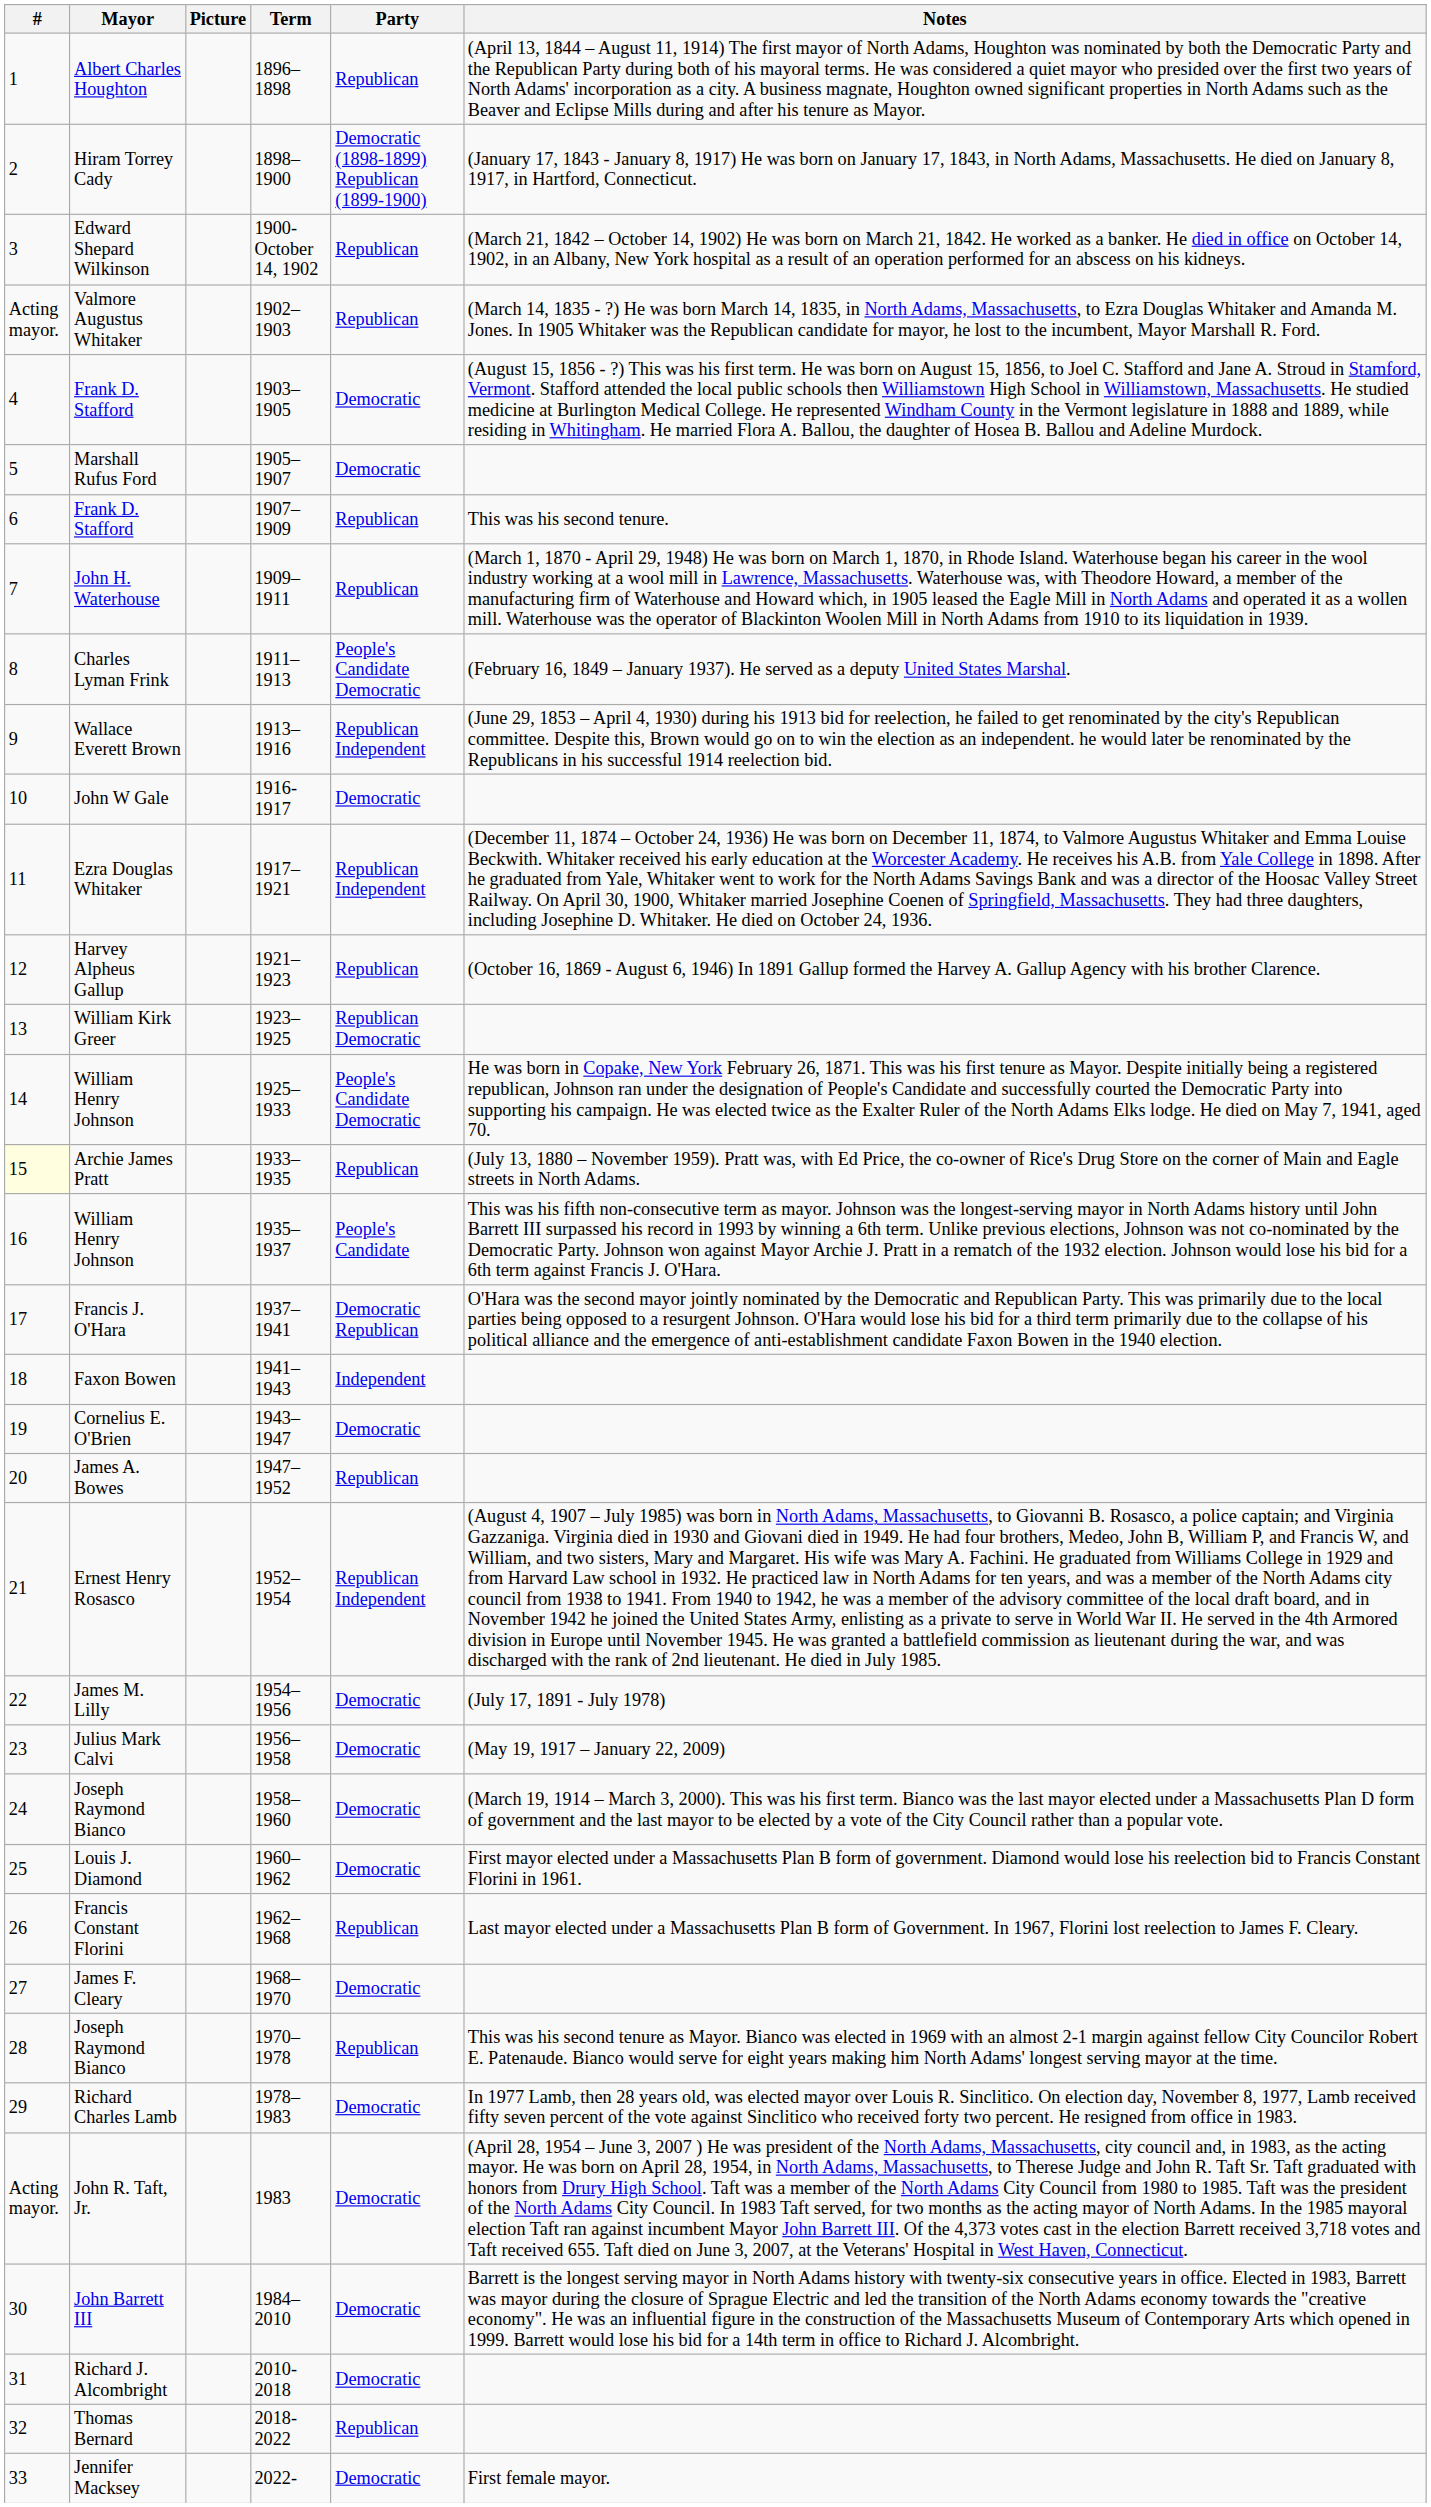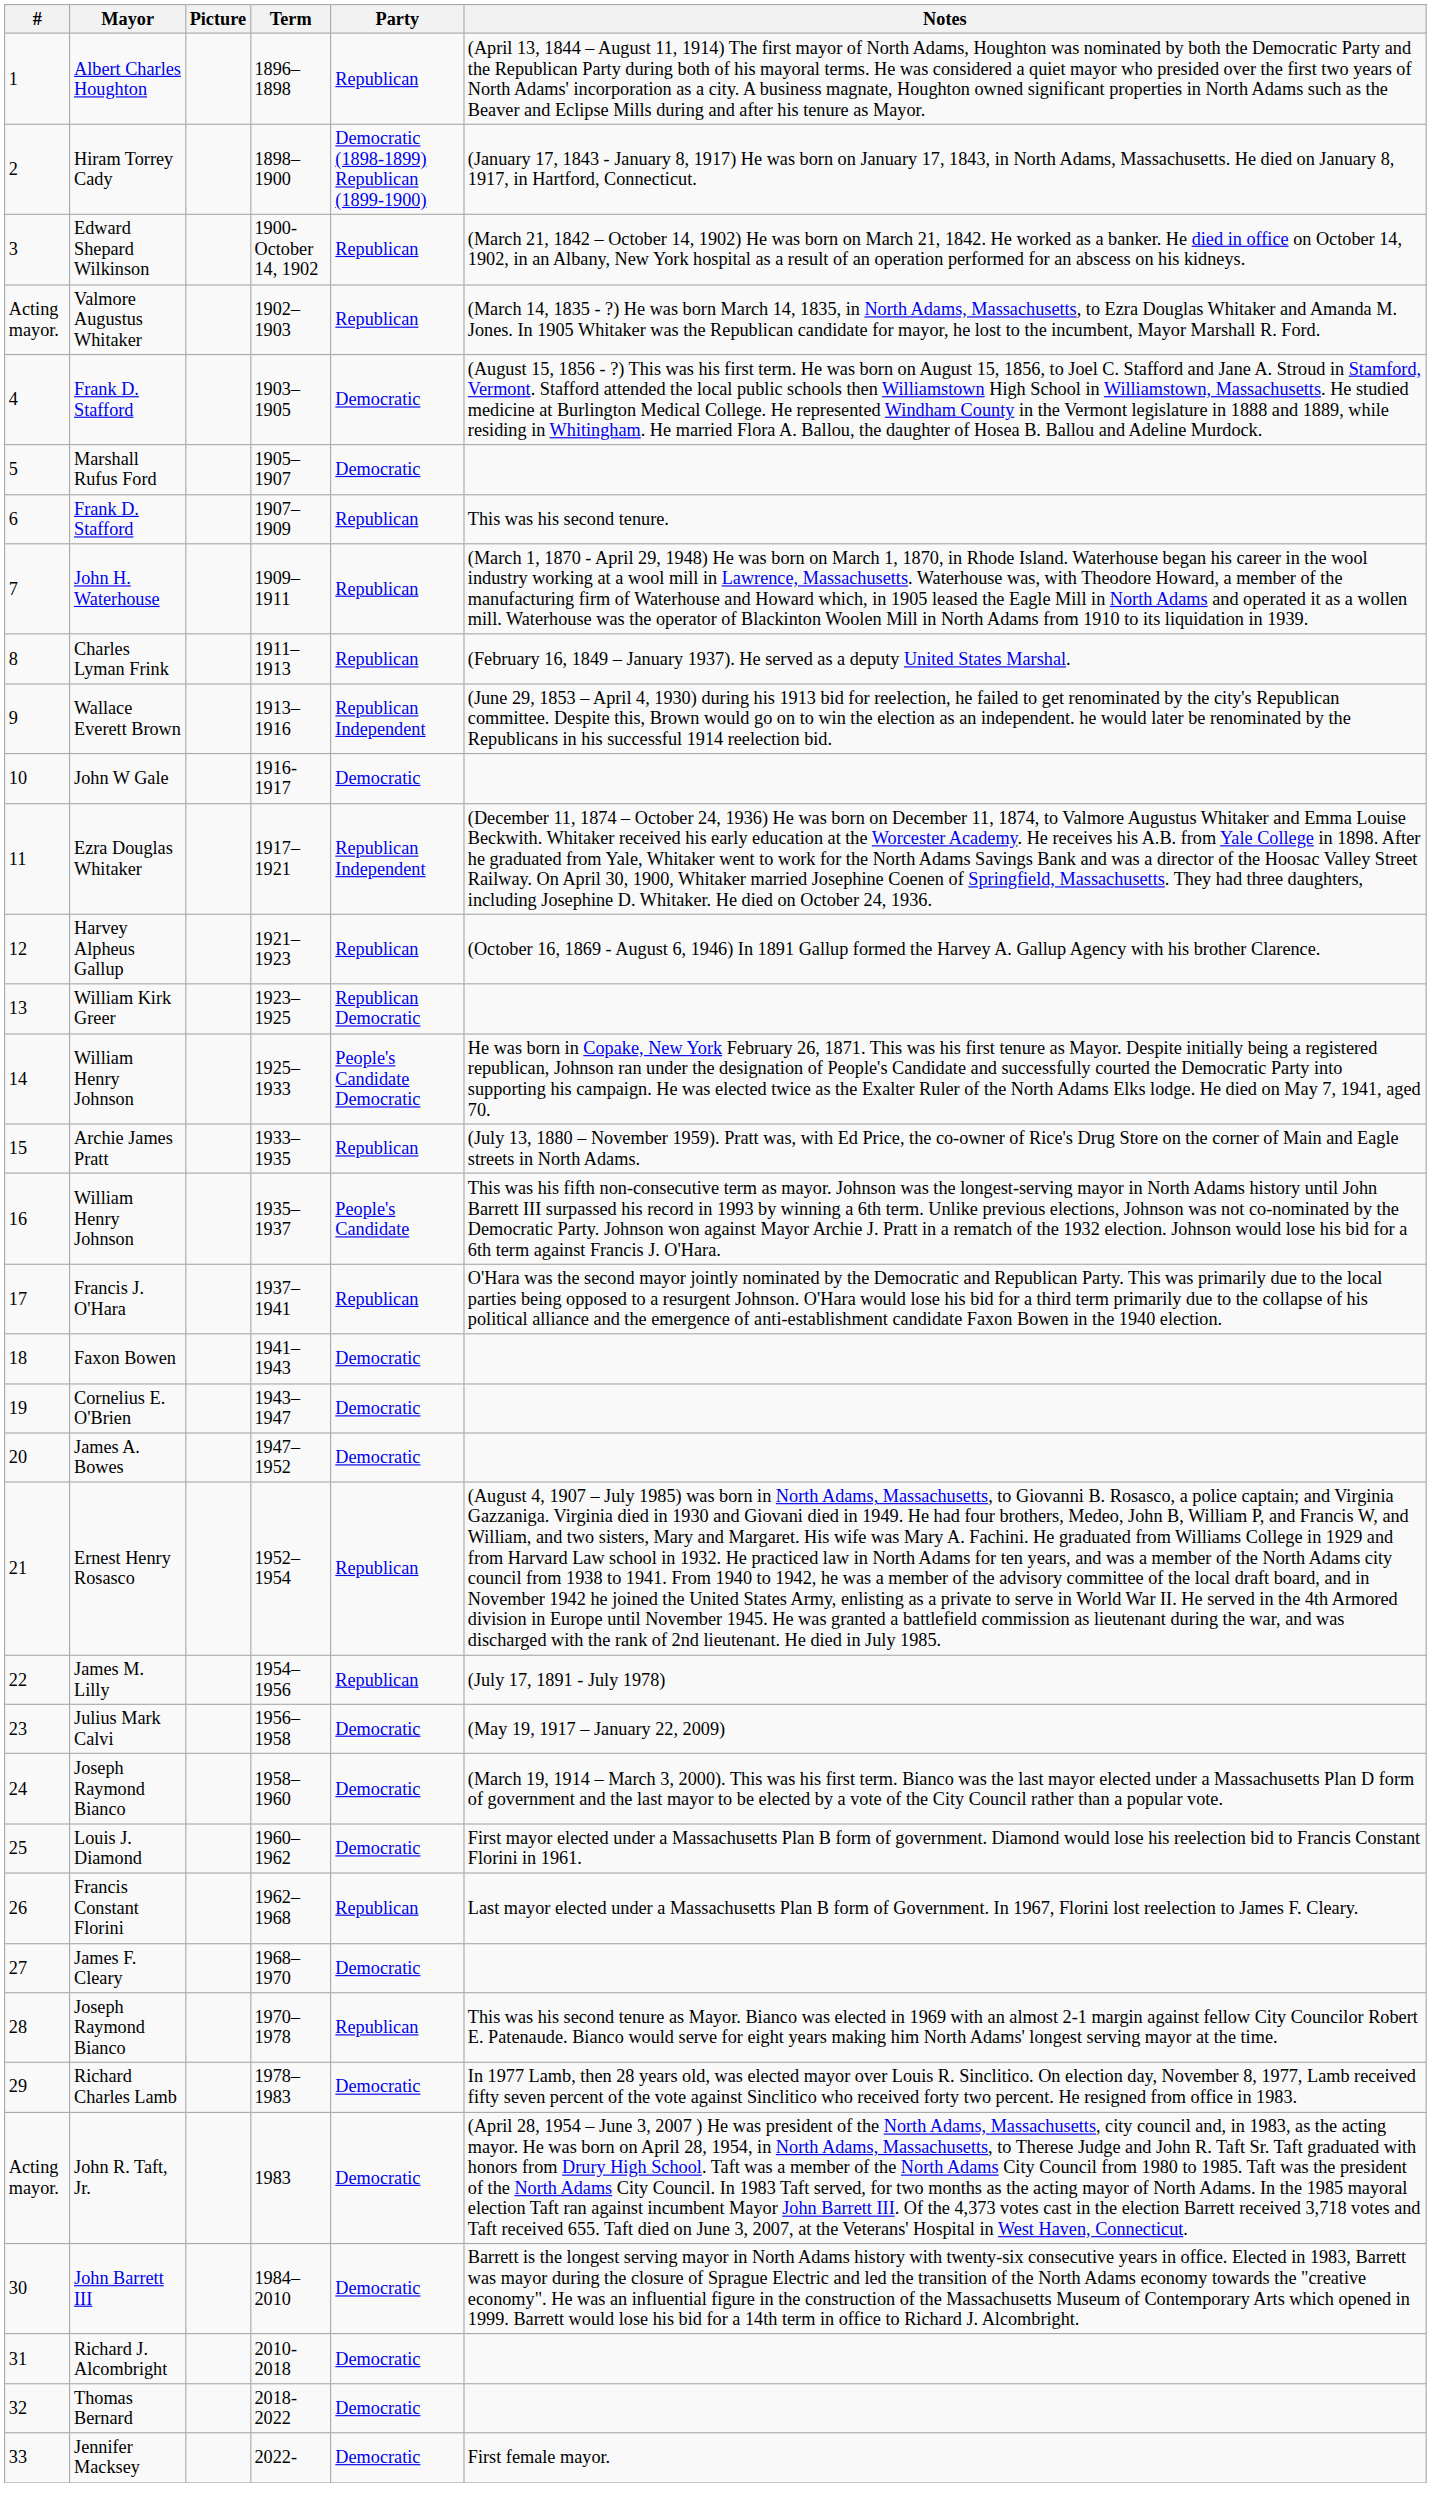(378, 669) People's Candidate Democratic -> (377, 658) Republican
(18, 1169) lightyellow background -> (18, 1148) no background
(378, 1319) Democratic Republican -> (377, 1298) Republican
(380, 1379) Independent -> (378, 1358) Democratic
(377, 1478) Republican -> (378, 1457) Democratic
(380, 1589) Republican Independent -> (377, 1568) Republican
(378, 1700) Democratic -> (377, 1679) Republican
(377, 2428) Republican -> (378, 2408) Democratic
